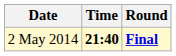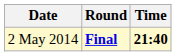columns swapped: (102, 16) <-> (147, 16)
